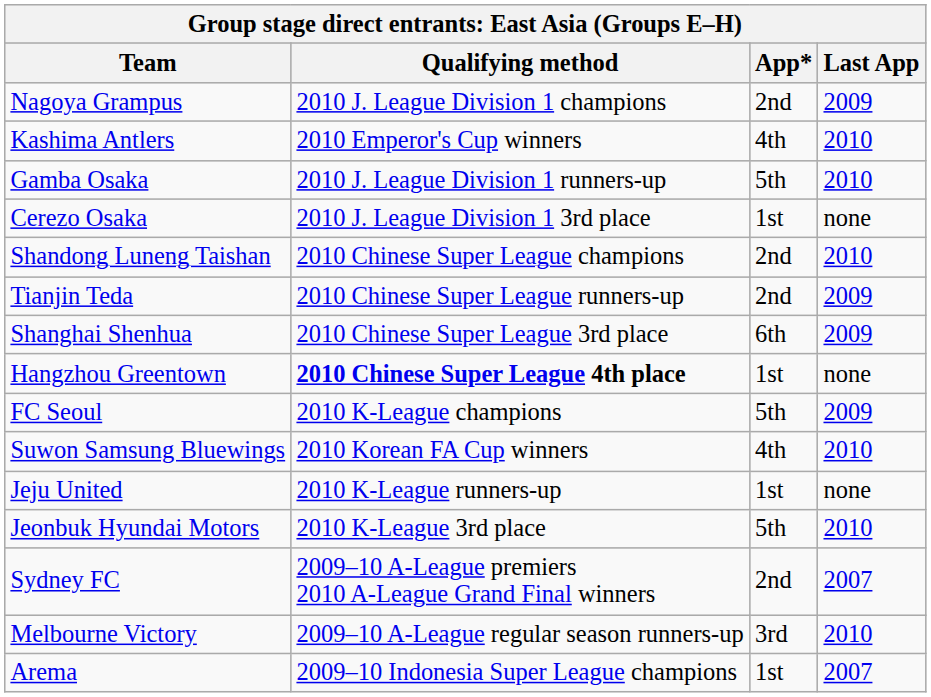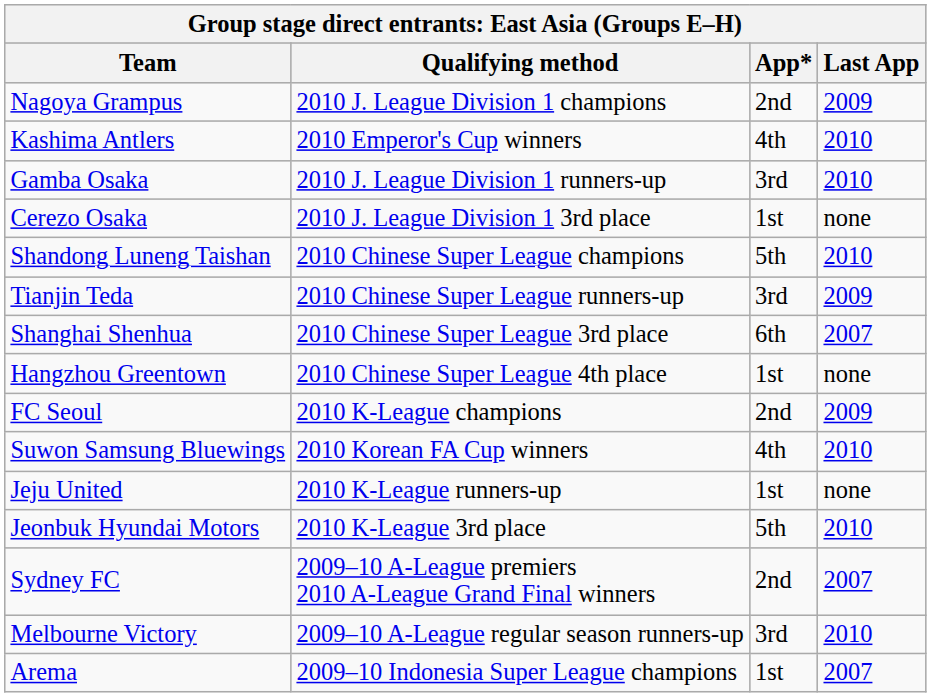(771, 179) 5th -> (771, 179) 3rd
(773, 256) 2nd -> (771, 256) 5th
(773, 295) 2nd -> (771, 295) 3rd
(848, 334) 2009 -> (848, 334) 2007
(491, 373) bold -> (482, 373) normal
(771, 412) 5th -> (773, 412) 2nd
